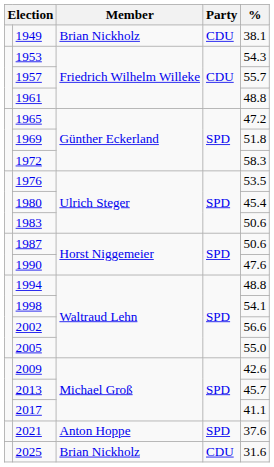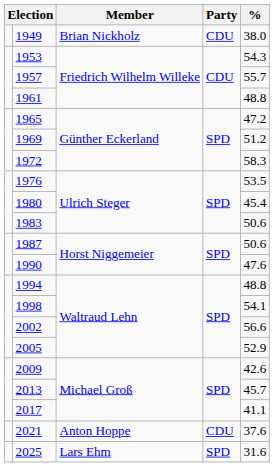(255, 35) 38.1 -> (255, 35) 38.0
(255, 139) 51.8 -> (255, 139) 51.2
(255, 347) 55.0 -> (255, 347) 52.9
(218, 431) SPD -> (220, 431) CDU
(100, 451) Brian Nickholz -> (85, 451) Lars Ehm
(220, 451) CDU -> (218, 451) SPD
